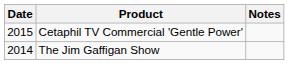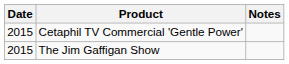(20, 51) 2014 -> (20, 51) 2015
